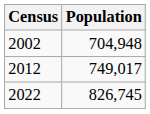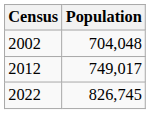(115, 43) 704,948 -> (115, 43) 704,048
